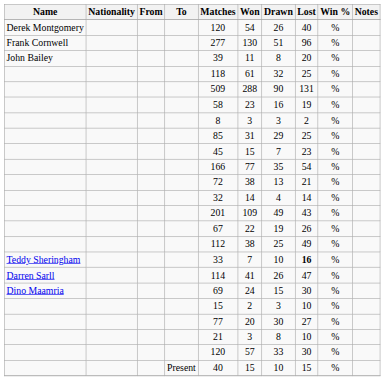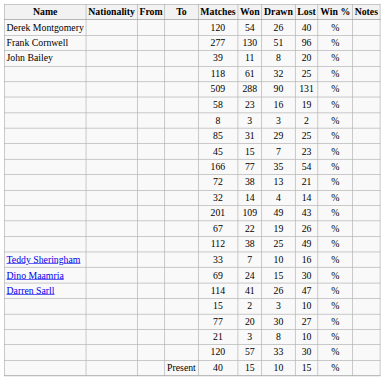(307, 259) bold -> (307, 259) normal
rows swapped: (31, 275) <-> (35, 290)
